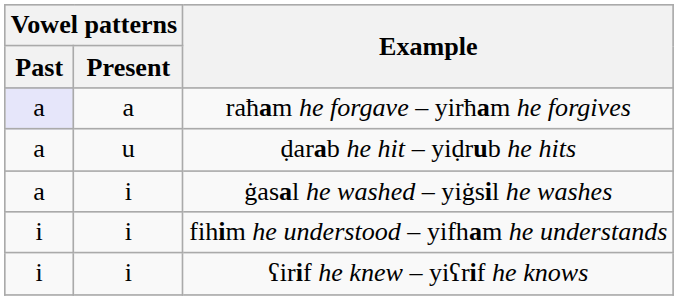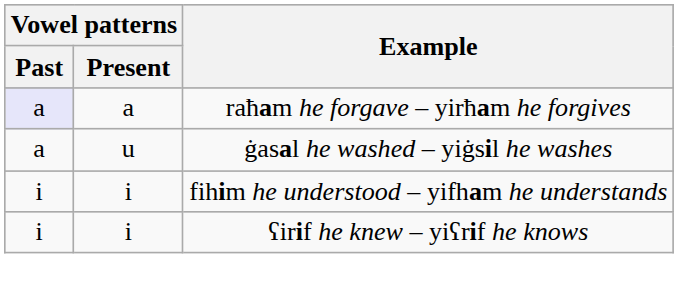- row: (428, 149)
(128, 190) i -> (128, 149) u
